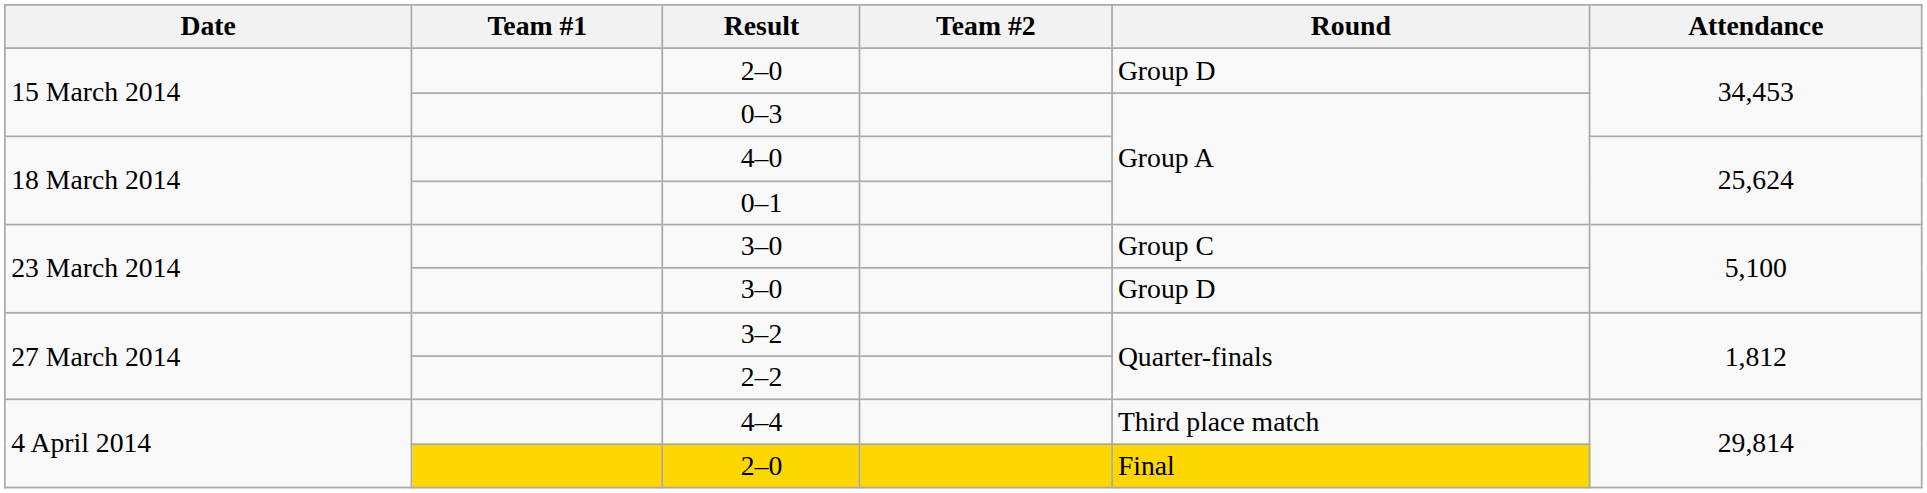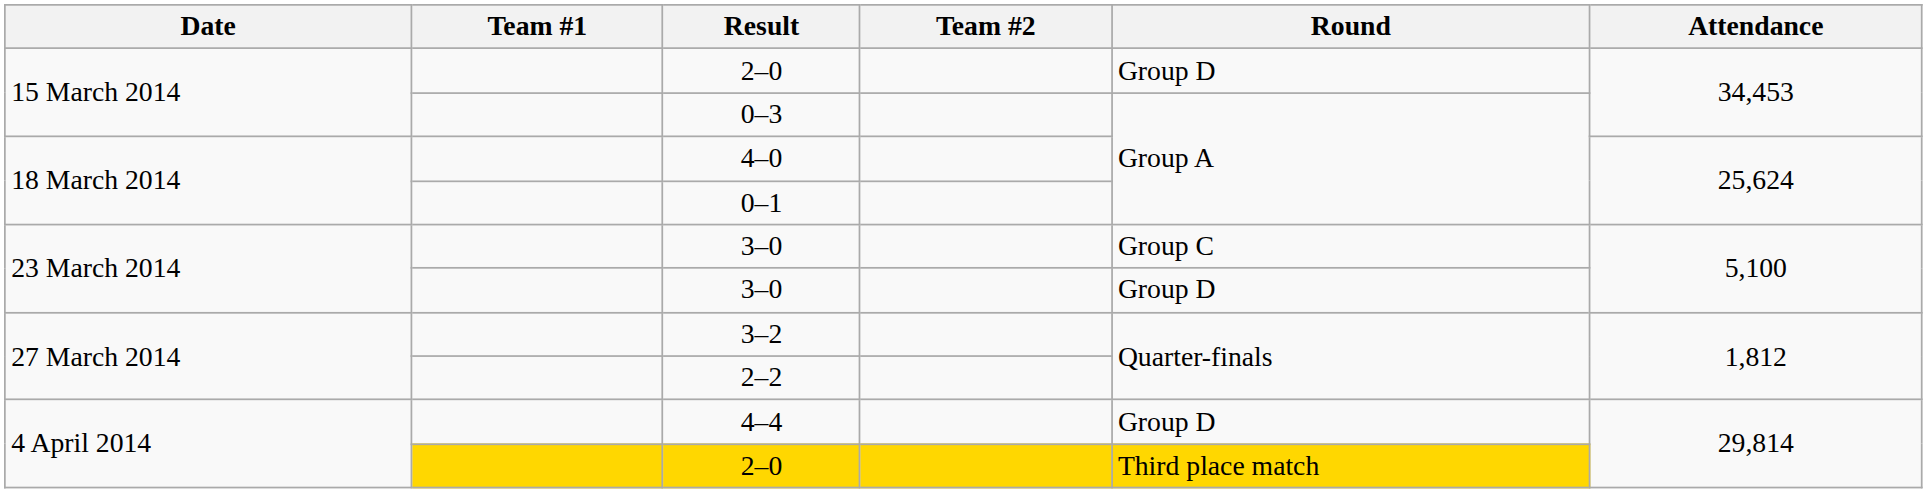(1219, 421) Third place match -> (1167, 421) Group D
(1146, 465) Final -> (1219, 465) Third place match
